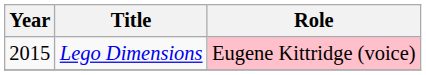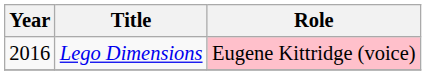(30, 53) 2015 -> (30, 53) 2016
